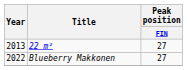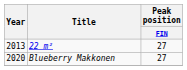(16, 59) 2022 -> (16, 59) 2020
